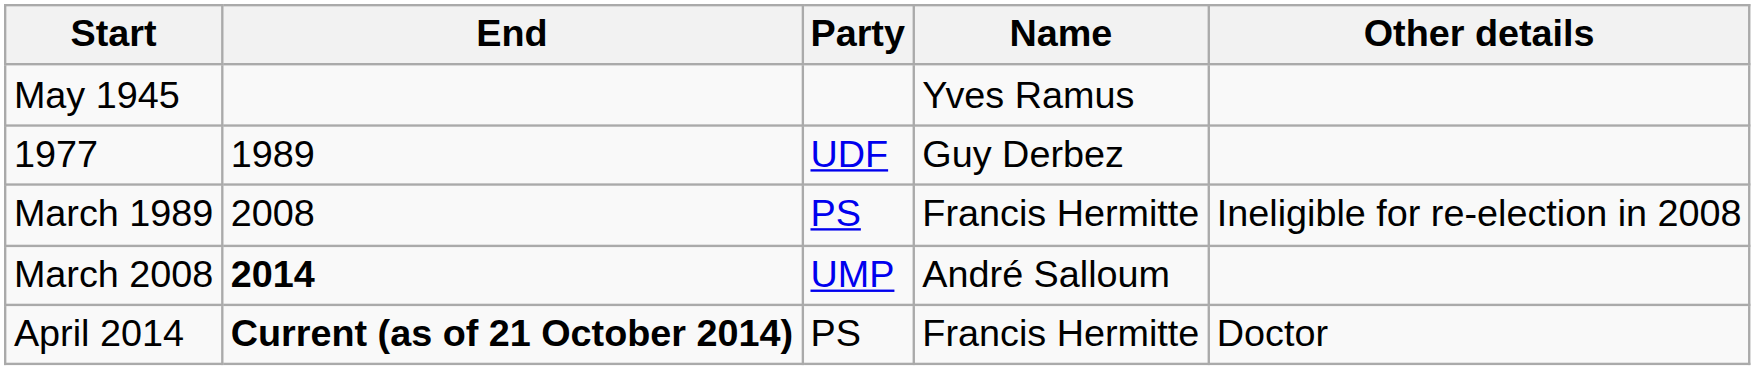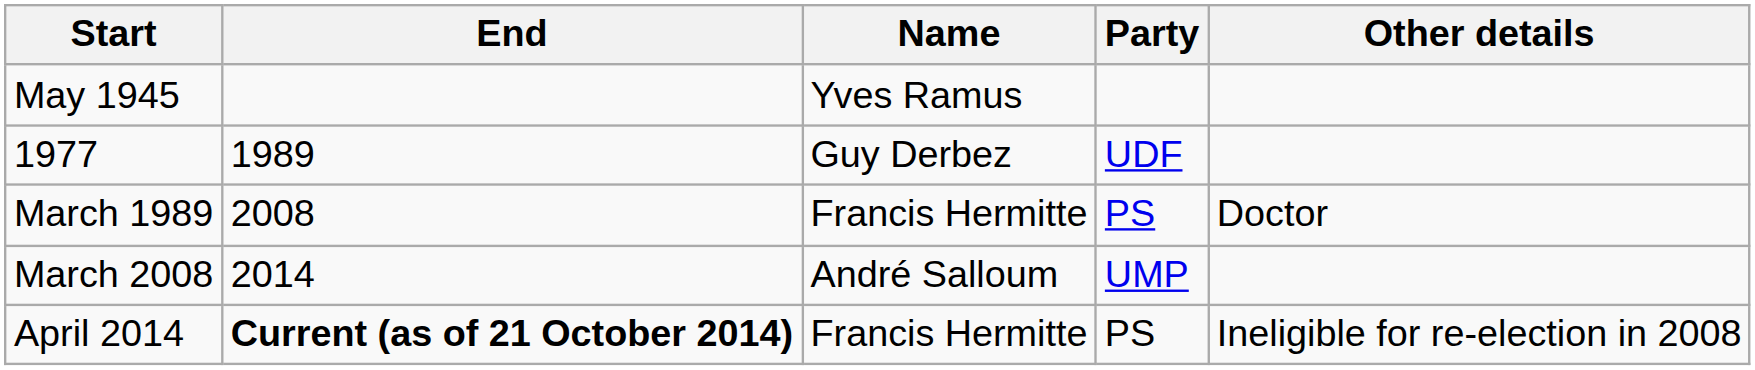columns swapped: (1061, 34) <-> (858, 34)
(1479, 214) Ineligible for re-election in 2008 -> (1272, 214) Doctor
(273, 273) bold -> (273, 273) normal
(1272, 333) Doctor -> (1479, 333) Ineligible for re-election in 2008
